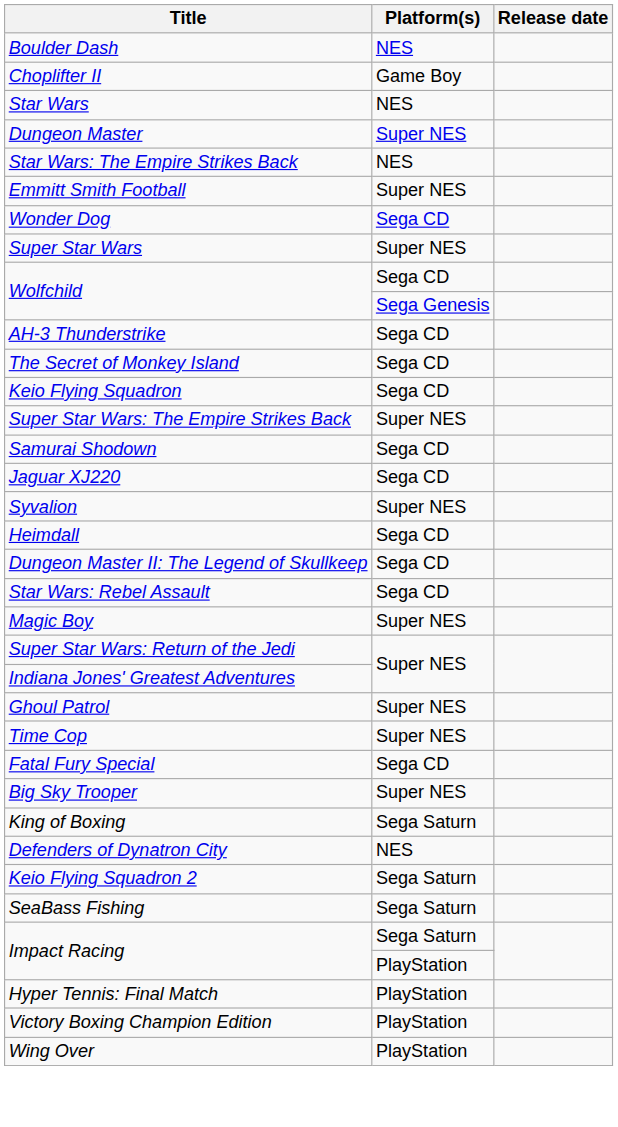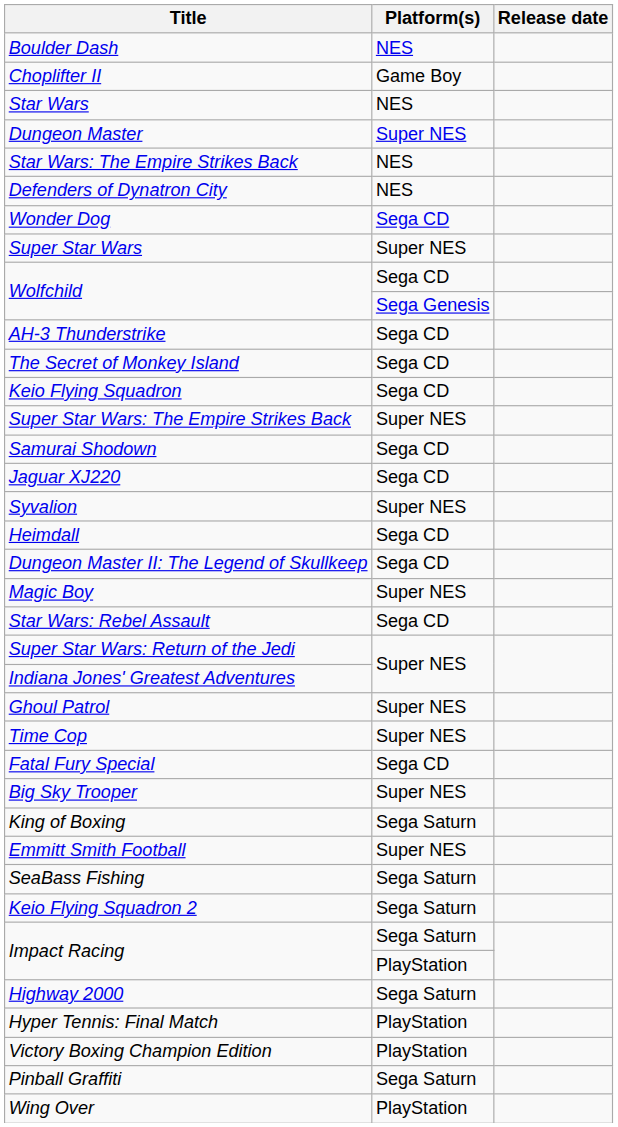rows swapped: (118, 850) <-> (97, 190)
rows swapped: (109, 592) <-> (51, 620)
rows swapped: (77, 907) <-> (103, 879)
+ row: (66, 993)
+ row: (65, 1079)
